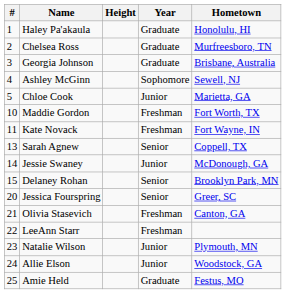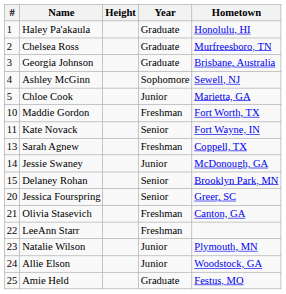(162, 130) Freshman -> (155, 130) Senior
(155, 146) Senior -> (162, 146) Freshman
